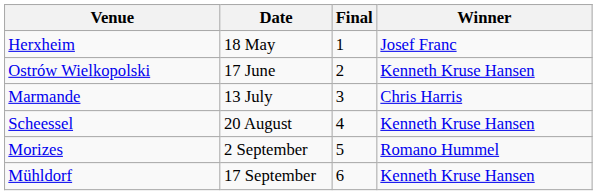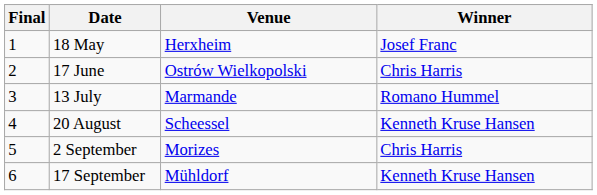columns swapped: (354, 17) <-> (112, 17)
(458, 70) Kenneth Kruse Hansen -> (421, 70) Chris Harris
(421, 96) Chris Harris -> (440, 96) Romano Hummel
(440, 149) Romano Hummel -> (421, 149) Chris Harris
